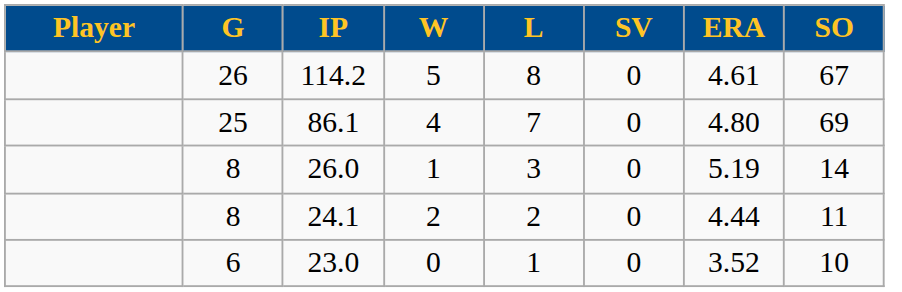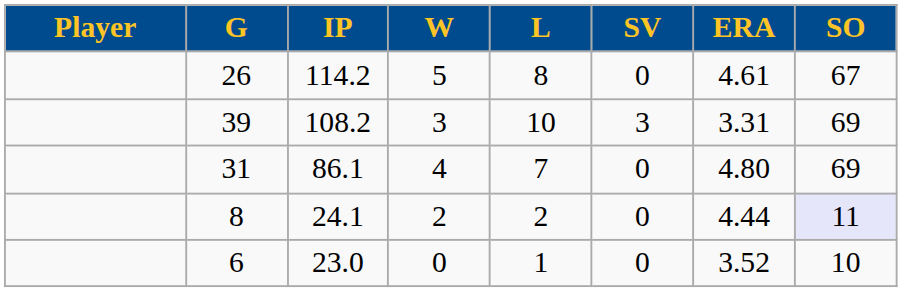+ row: (338, 121)
(233, 121) 25 -> (236, 168) 31
- row: (333, 168)
(834, 215) no background -> (846, 215) lavender background
